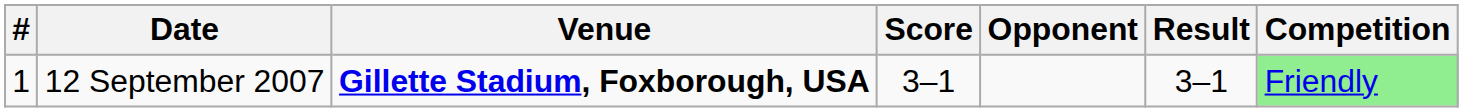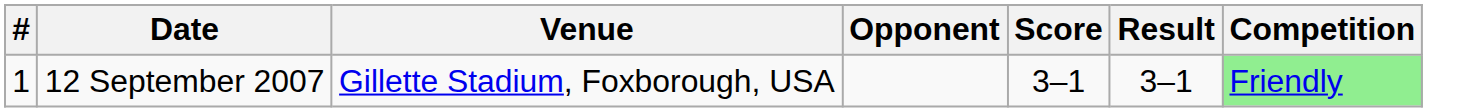columns swapped: (1063, 29) <-> (929, 29)
(604, 80) bold -> (587, 80) normal
